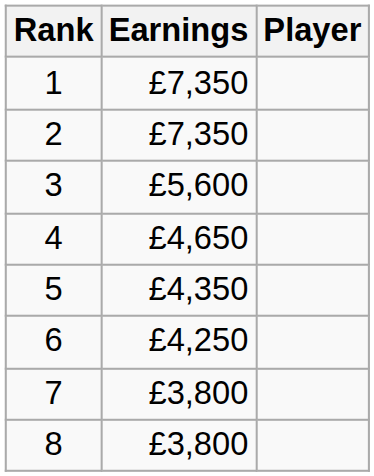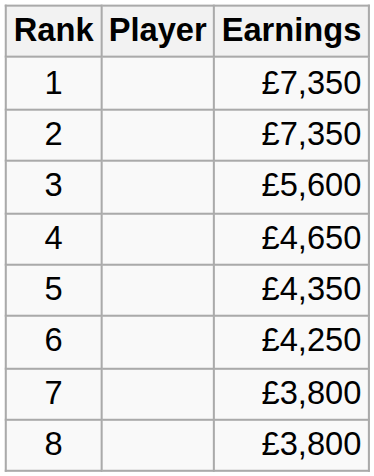columns swapped: (312, 31) <-> (178, 31)
